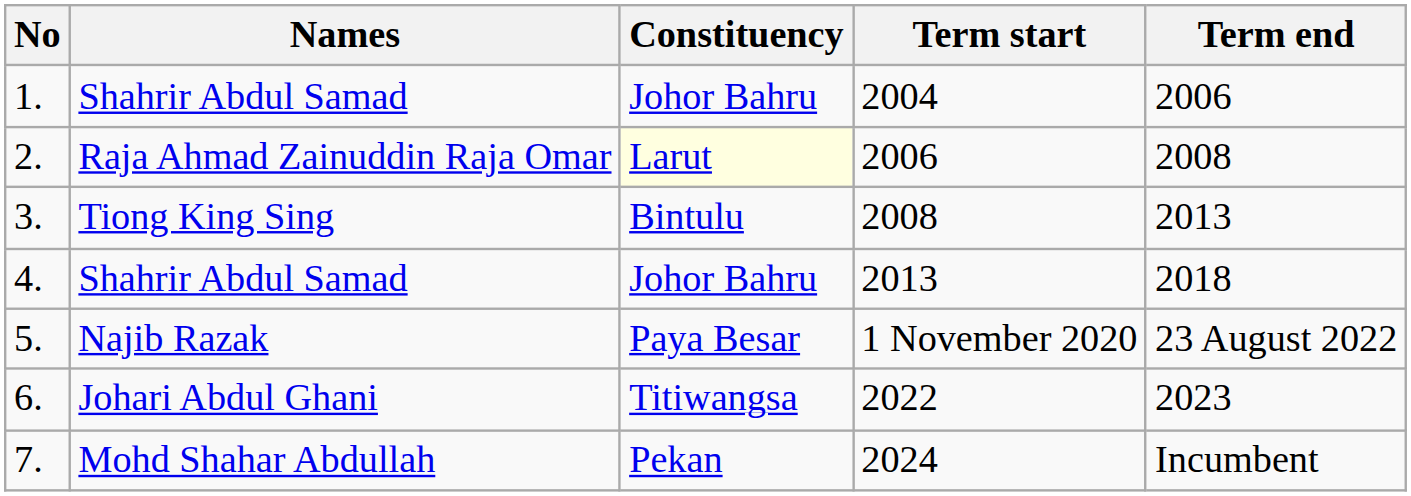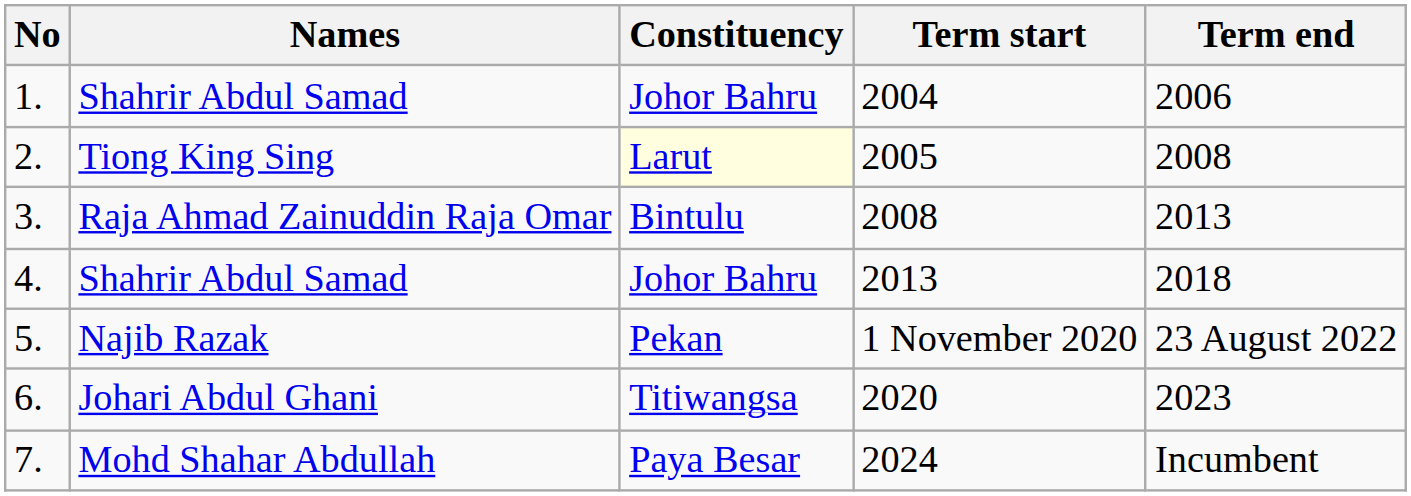(345, 156) Raja Ahmad Zainuddin Raja Omar -> (206, 156) Tiong King Sing
(900, 156) 2006 -> (900, 156) 2005
(206, 216) Tiong King Sing -> (345, 216) Raja Ahmad Zainuddin Raja Omar
(715, 338) Paya Besar -> (676, 338) Pekan
(900, 398) 2022 -> (900, 398) 2020
(676, 459) Pekan -> (715, 459) Paya Besar
